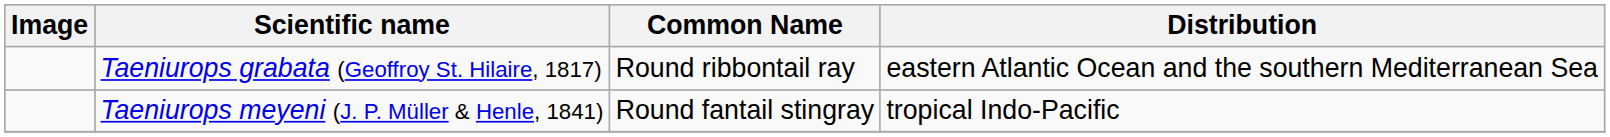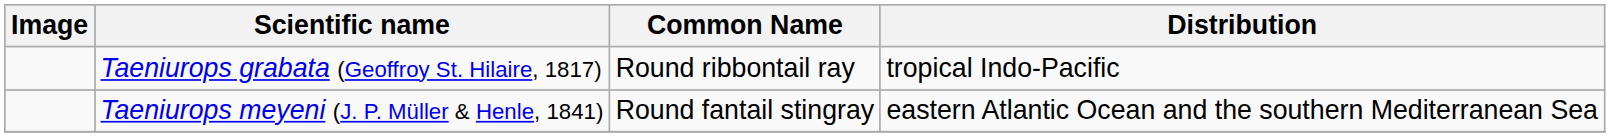(1242, 68) eastern Atlantic Ocean and the southern Mediterranean Sea -> (1003, 68) tropical Indo-Pacific
(1003, 110) tropical Indo-Pacific -> (1242, 110) eastern Atlantic Ocean and the southern Mediterranean Sea
